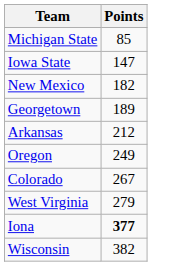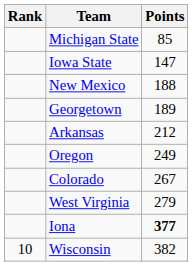+ column: (25, 16)
(124, 86) 182 -> (165, 86) 188
